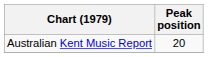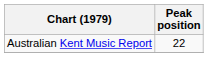(179, 43) 20 -> (179, 43) 22
